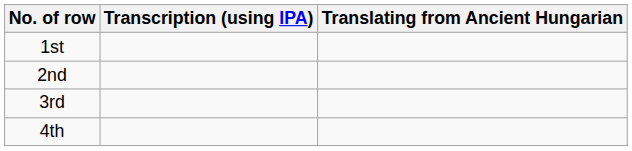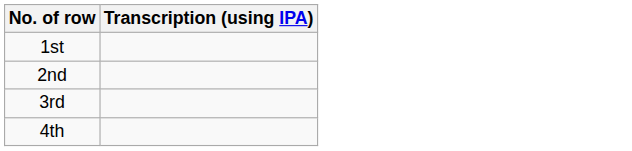- column: (472, 18)
